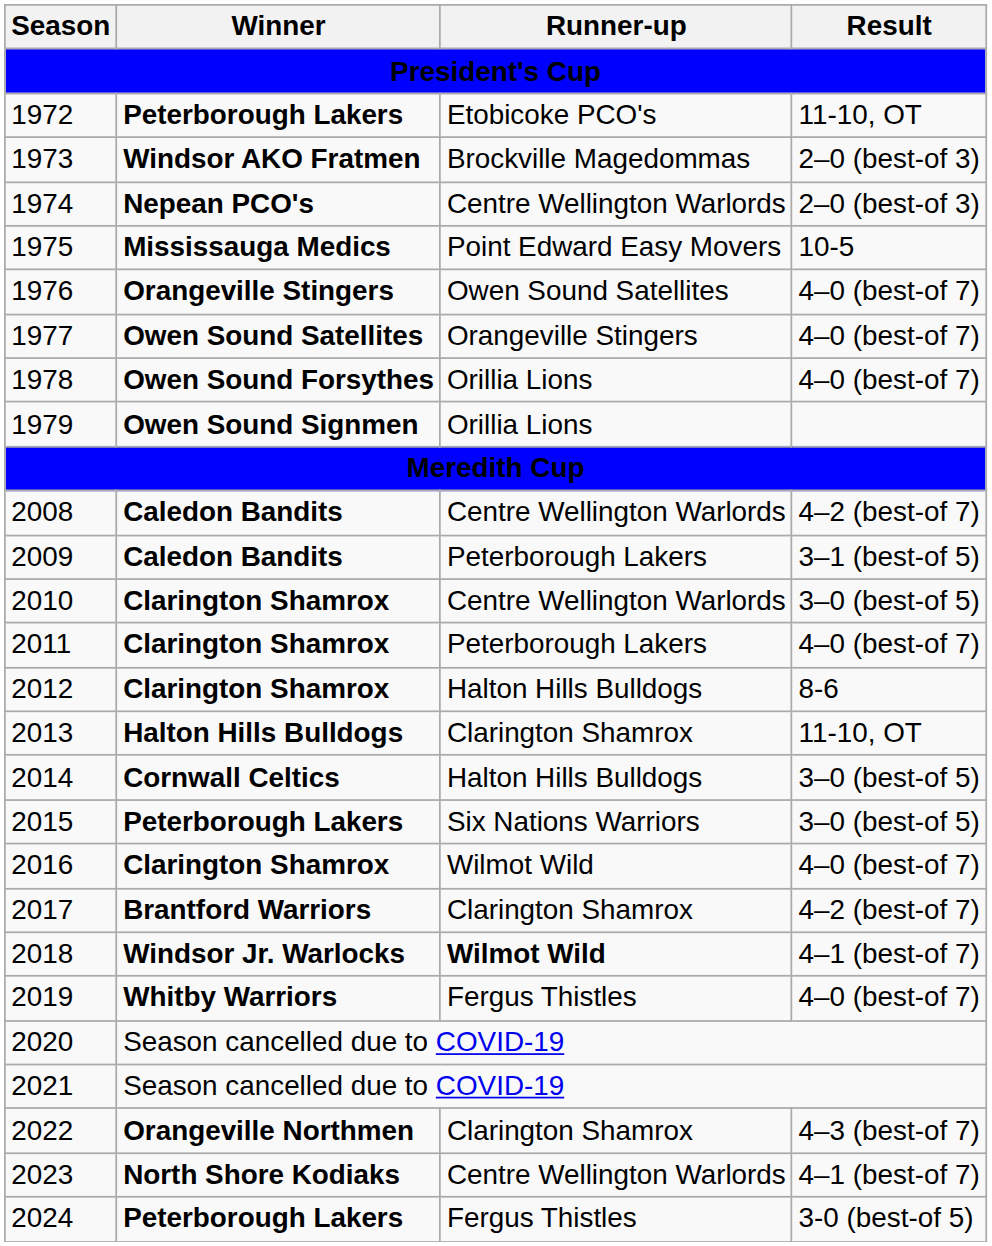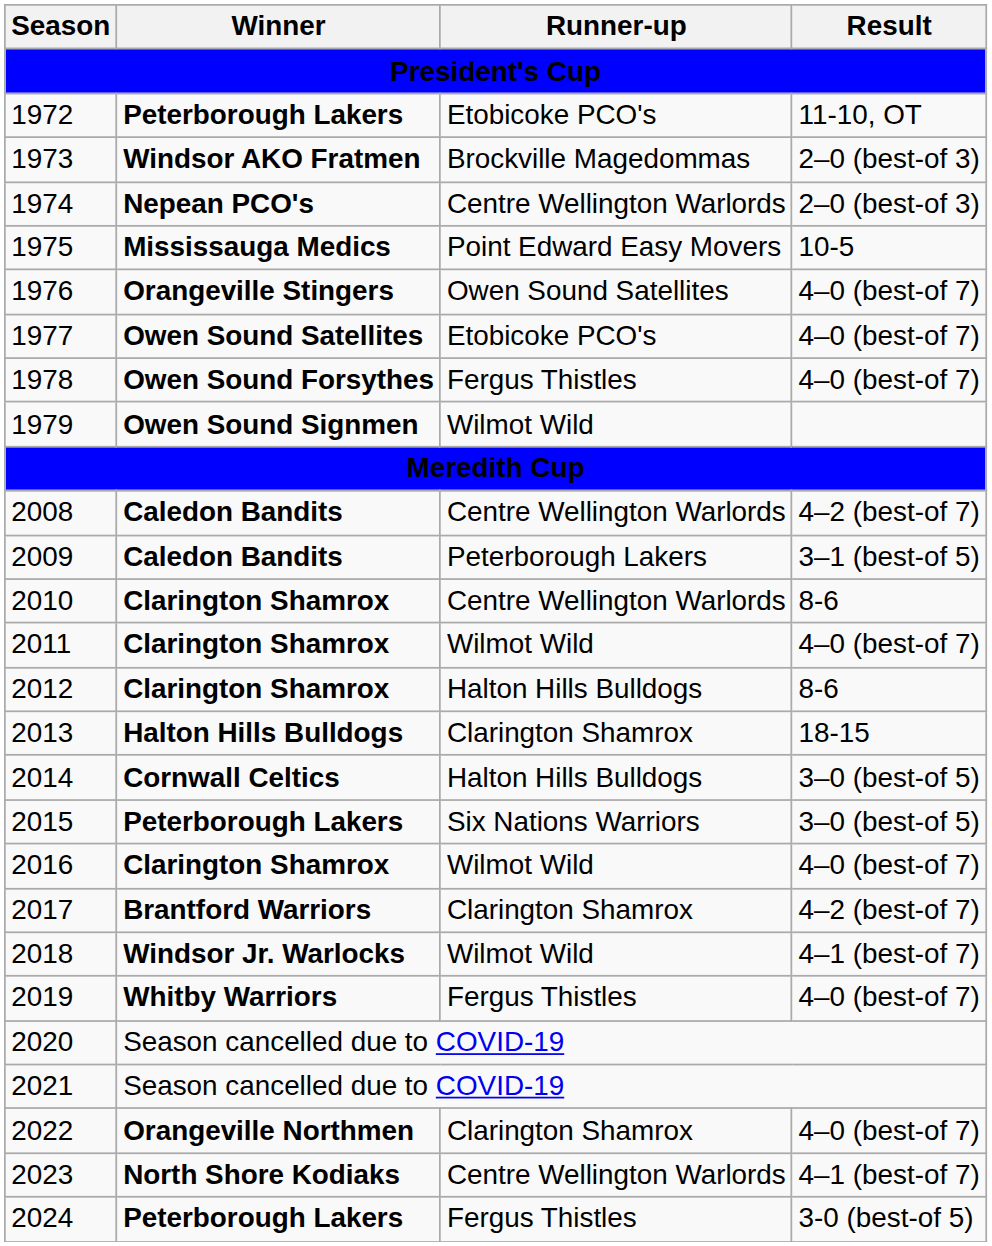(572, 335) Orangeville Stingers -> (552, 335) Etobicoke PCO's
(520, 379) Orillia Lions -> (542, 379) Fergus Thistles
(520, 423) Orillia Lions -> (520, 423) Wilmot Wild
(889, 600) 3–0 (best-of 5) -> (819, 600) 8-6
(577, 644) Peterborough Lakers -> (520, 644) Wilmot Wild
(860, 733) 11-10, OT -> (834, 733) 18-15
(526, 953) bold -> (520, 953) normal
(889, 1130) 4–3 (best-of 7) -> (889, 1130) 4–0 (best-of 7)
